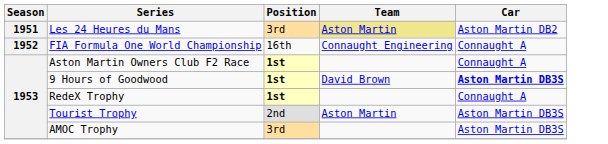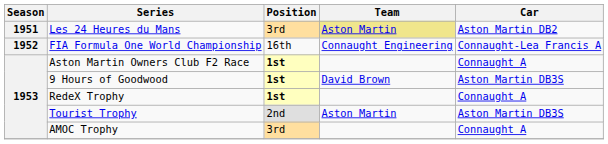(492, 47) Connaught A -> (529, 47) Connaught-Lea Francis A
(511, 80) bold -> (511, 80) normal
(511, 130) Aston Martin DB3S -> (492, 130) Connaught A
